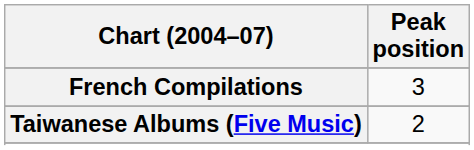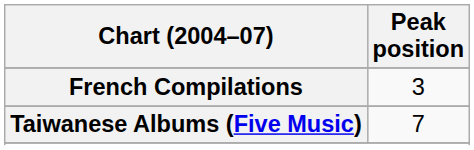(418, 124) 2 -> (418, 124) 7
